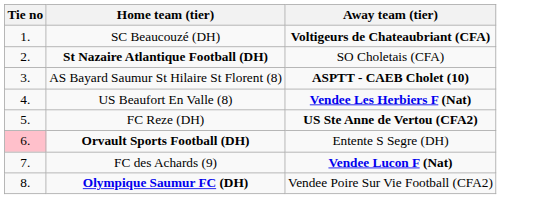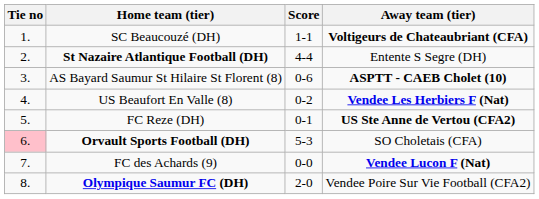+ column: (304, 15)
(390, 57) SO Choletais (CFA) -> (428, 57) Entente S Segre (DH)
(390, 141) Entente S Segre (DH) -> (428, 141) SO Choletais (CFA)
